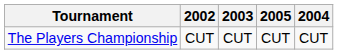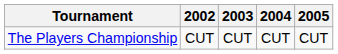columns swapped: (314, 16) <-> (276, 16)
